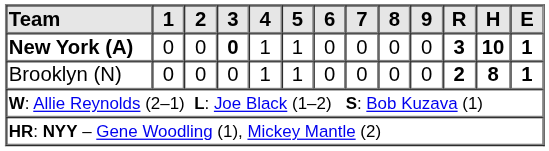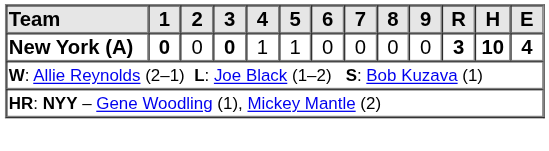(168, 47) normal -> (164, 47) bold
(527, 47) 1 -> (527, 47) 4
- row: (65, 74)
